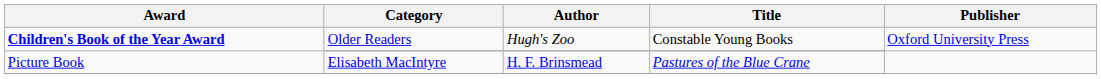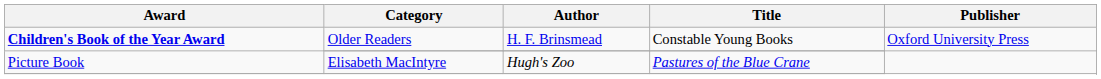(541, 39) Hugh's Zoo -> (554, 39) H. F. Brinsmead
(554, 62) H. F. Brinsmead -> (541, 62) Hugh's Zoo
